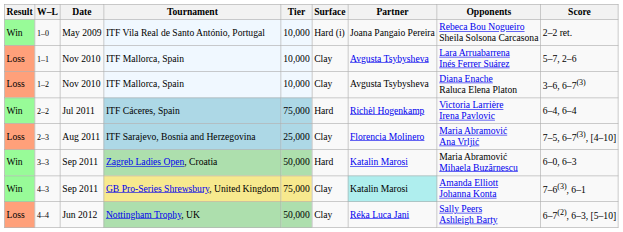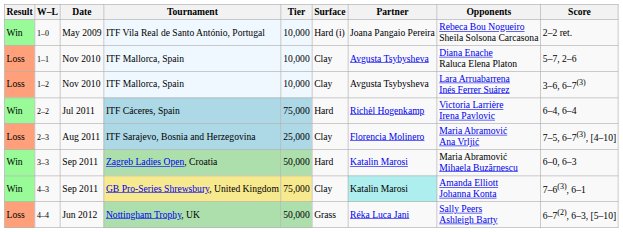(475, 58) Lara Arruabarrena Inés Ferrer Suárez -> (478, 58) Diana Enache Raluca Elena Platon
(478, 84) Diana Enache Raluca Elena Platon -> (475, 84) Lara Arruabarrena Inés Ferrer Suárez
(323, 214) Clay -> (325, 214) Grass
